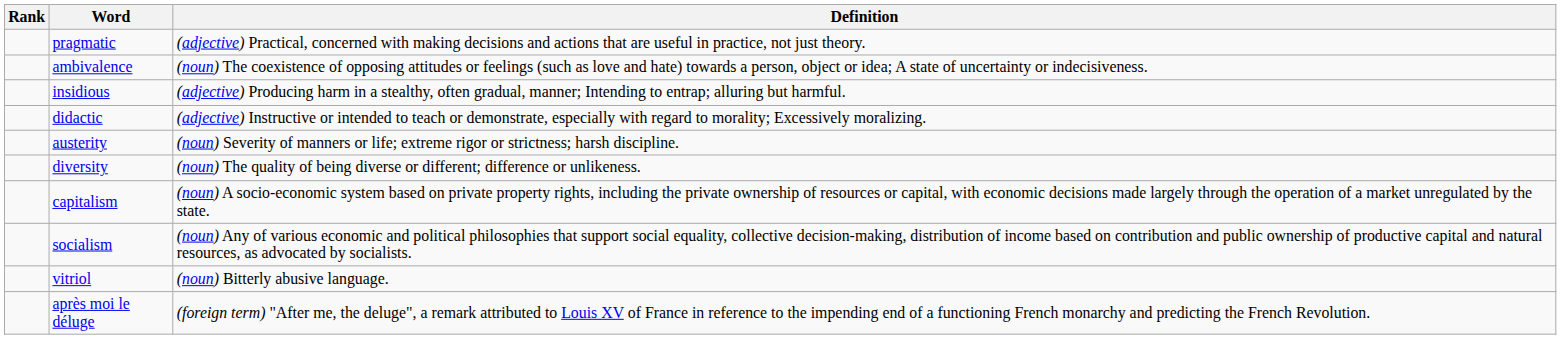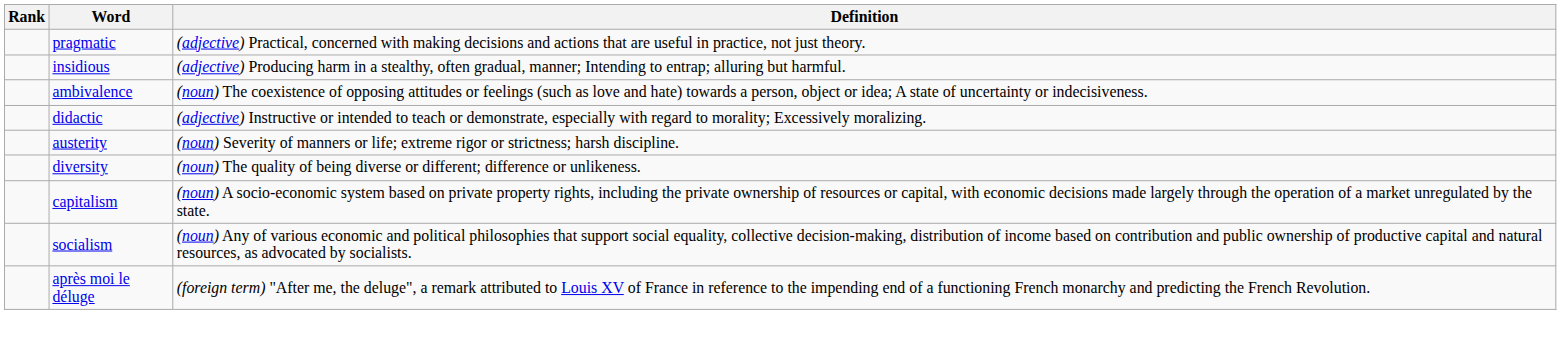rows swapped: (92, 67) <-> (81, 92)
- row: (72, 278)
